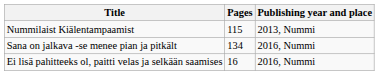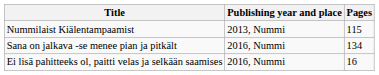columns swapped: (315, 12) <-> (240, 12)
